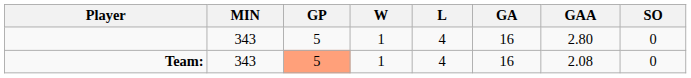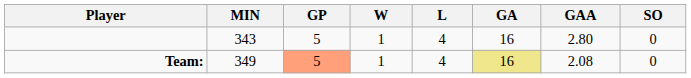(245, 61) 343 -> (245, 61) 349
(507, 61) no background -> (507, 61) khaki background
